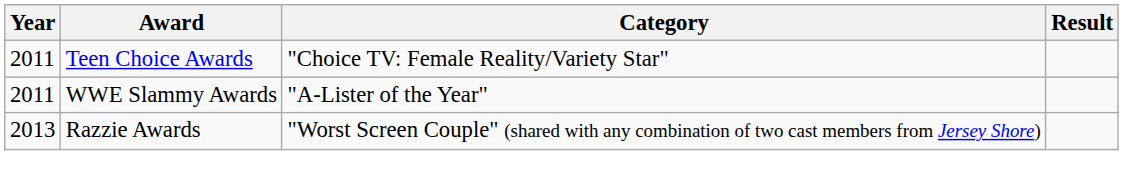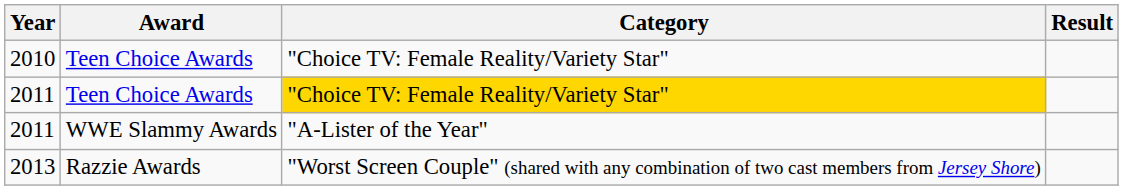+ row: (33, 58)
(478, 58) no background -> (478, 94) gold background
